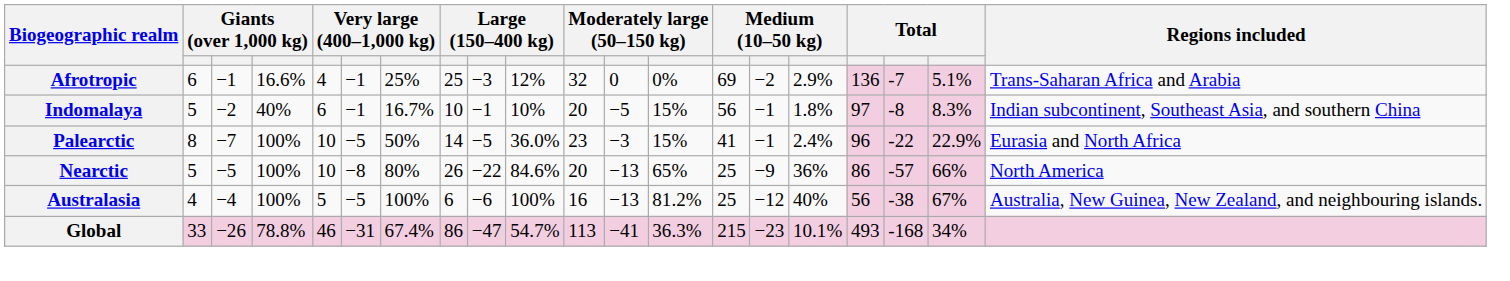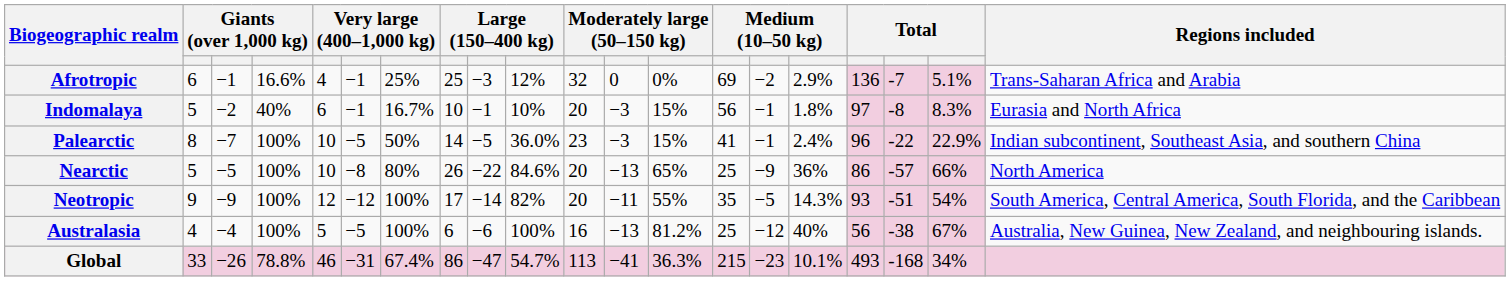(619, 110) −5 -> (619, 110) −3
(1205, 110) Indian subcontinent, Southeast Asia, and southern China -> (1085, 110) Eurasia and North Africa
(1085, 140) Eurasia and North Africa -> (1205, 140) Indian subcontinent, Southeast Asia, and southern China
+ row: (94, 200)
